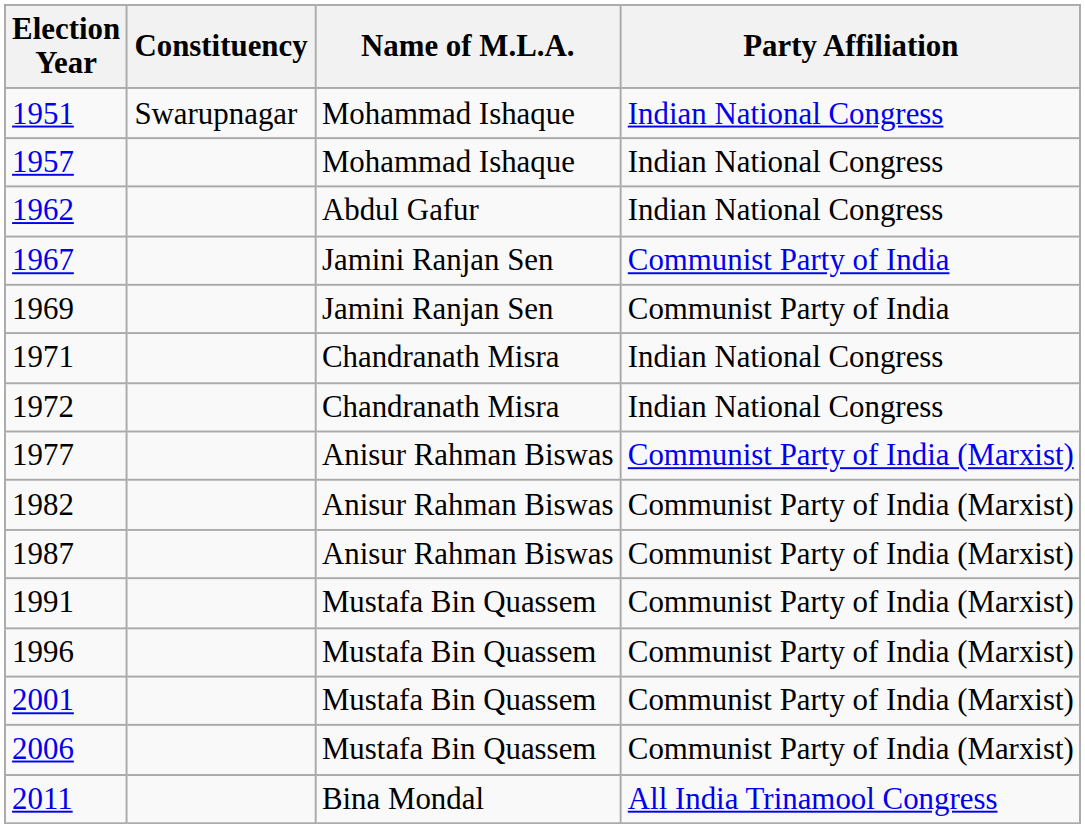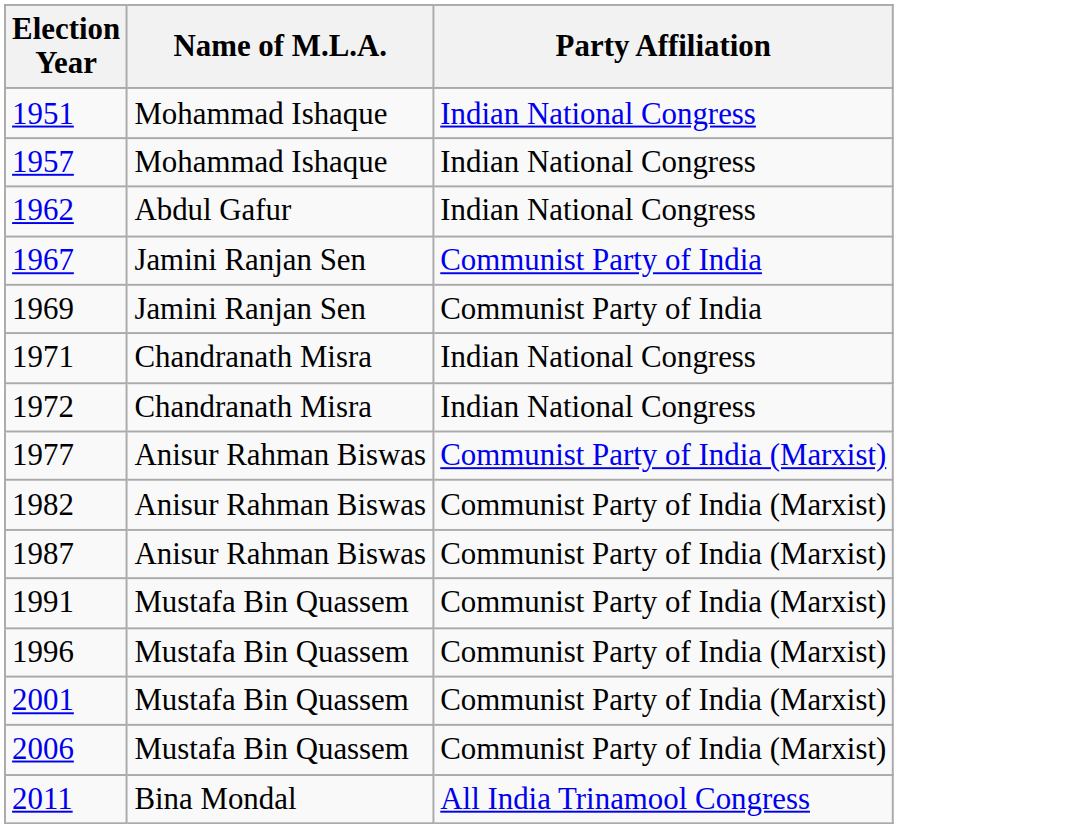- column: (221, 46)
